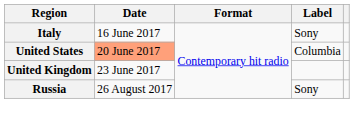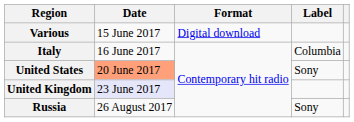+ row: (49, 32)
(306, 32) Sony -> (317, 51) Columbia
(317, 51) Columbia -> (306, 70) Sony
(129, 70) no background -> (129, 88) lavender background
